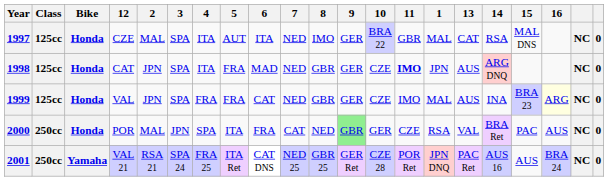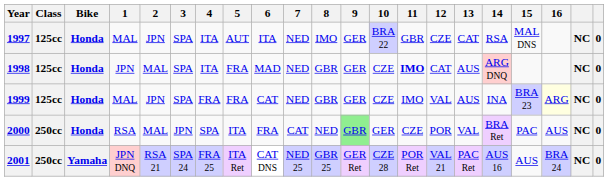columns swapped: (439, 13) <-> (123, 13)
(152, 37) MAL -> (155, 37) JPN
(152, 68) JPN -> (155, 68) MAL
